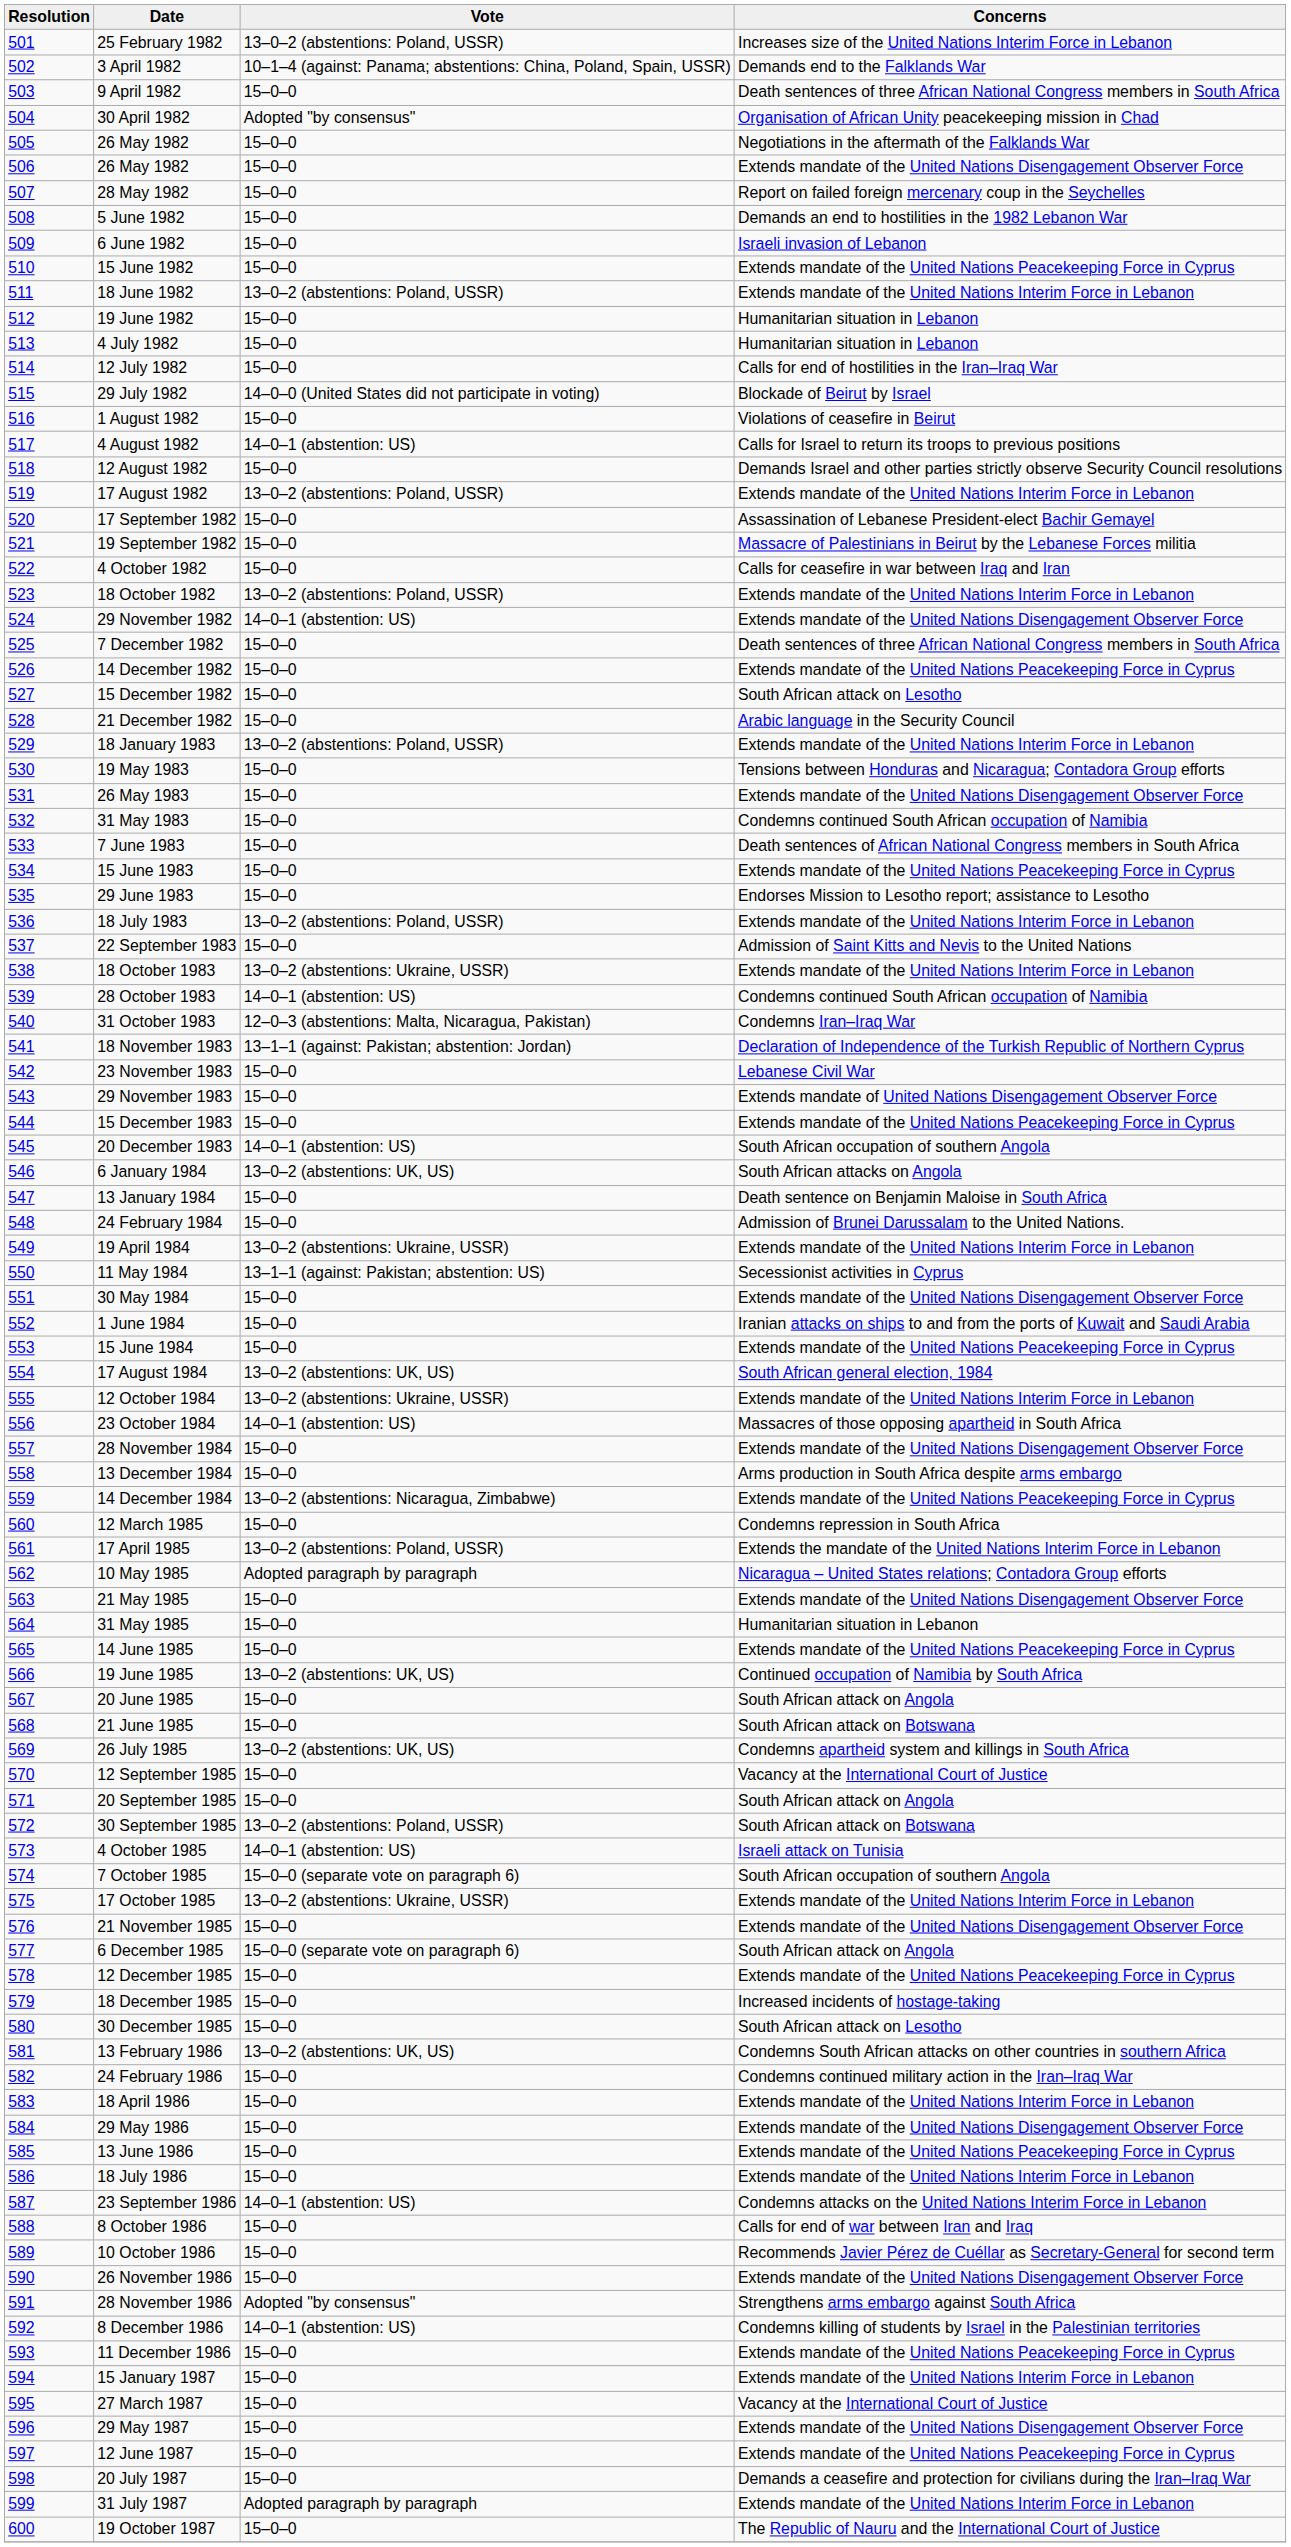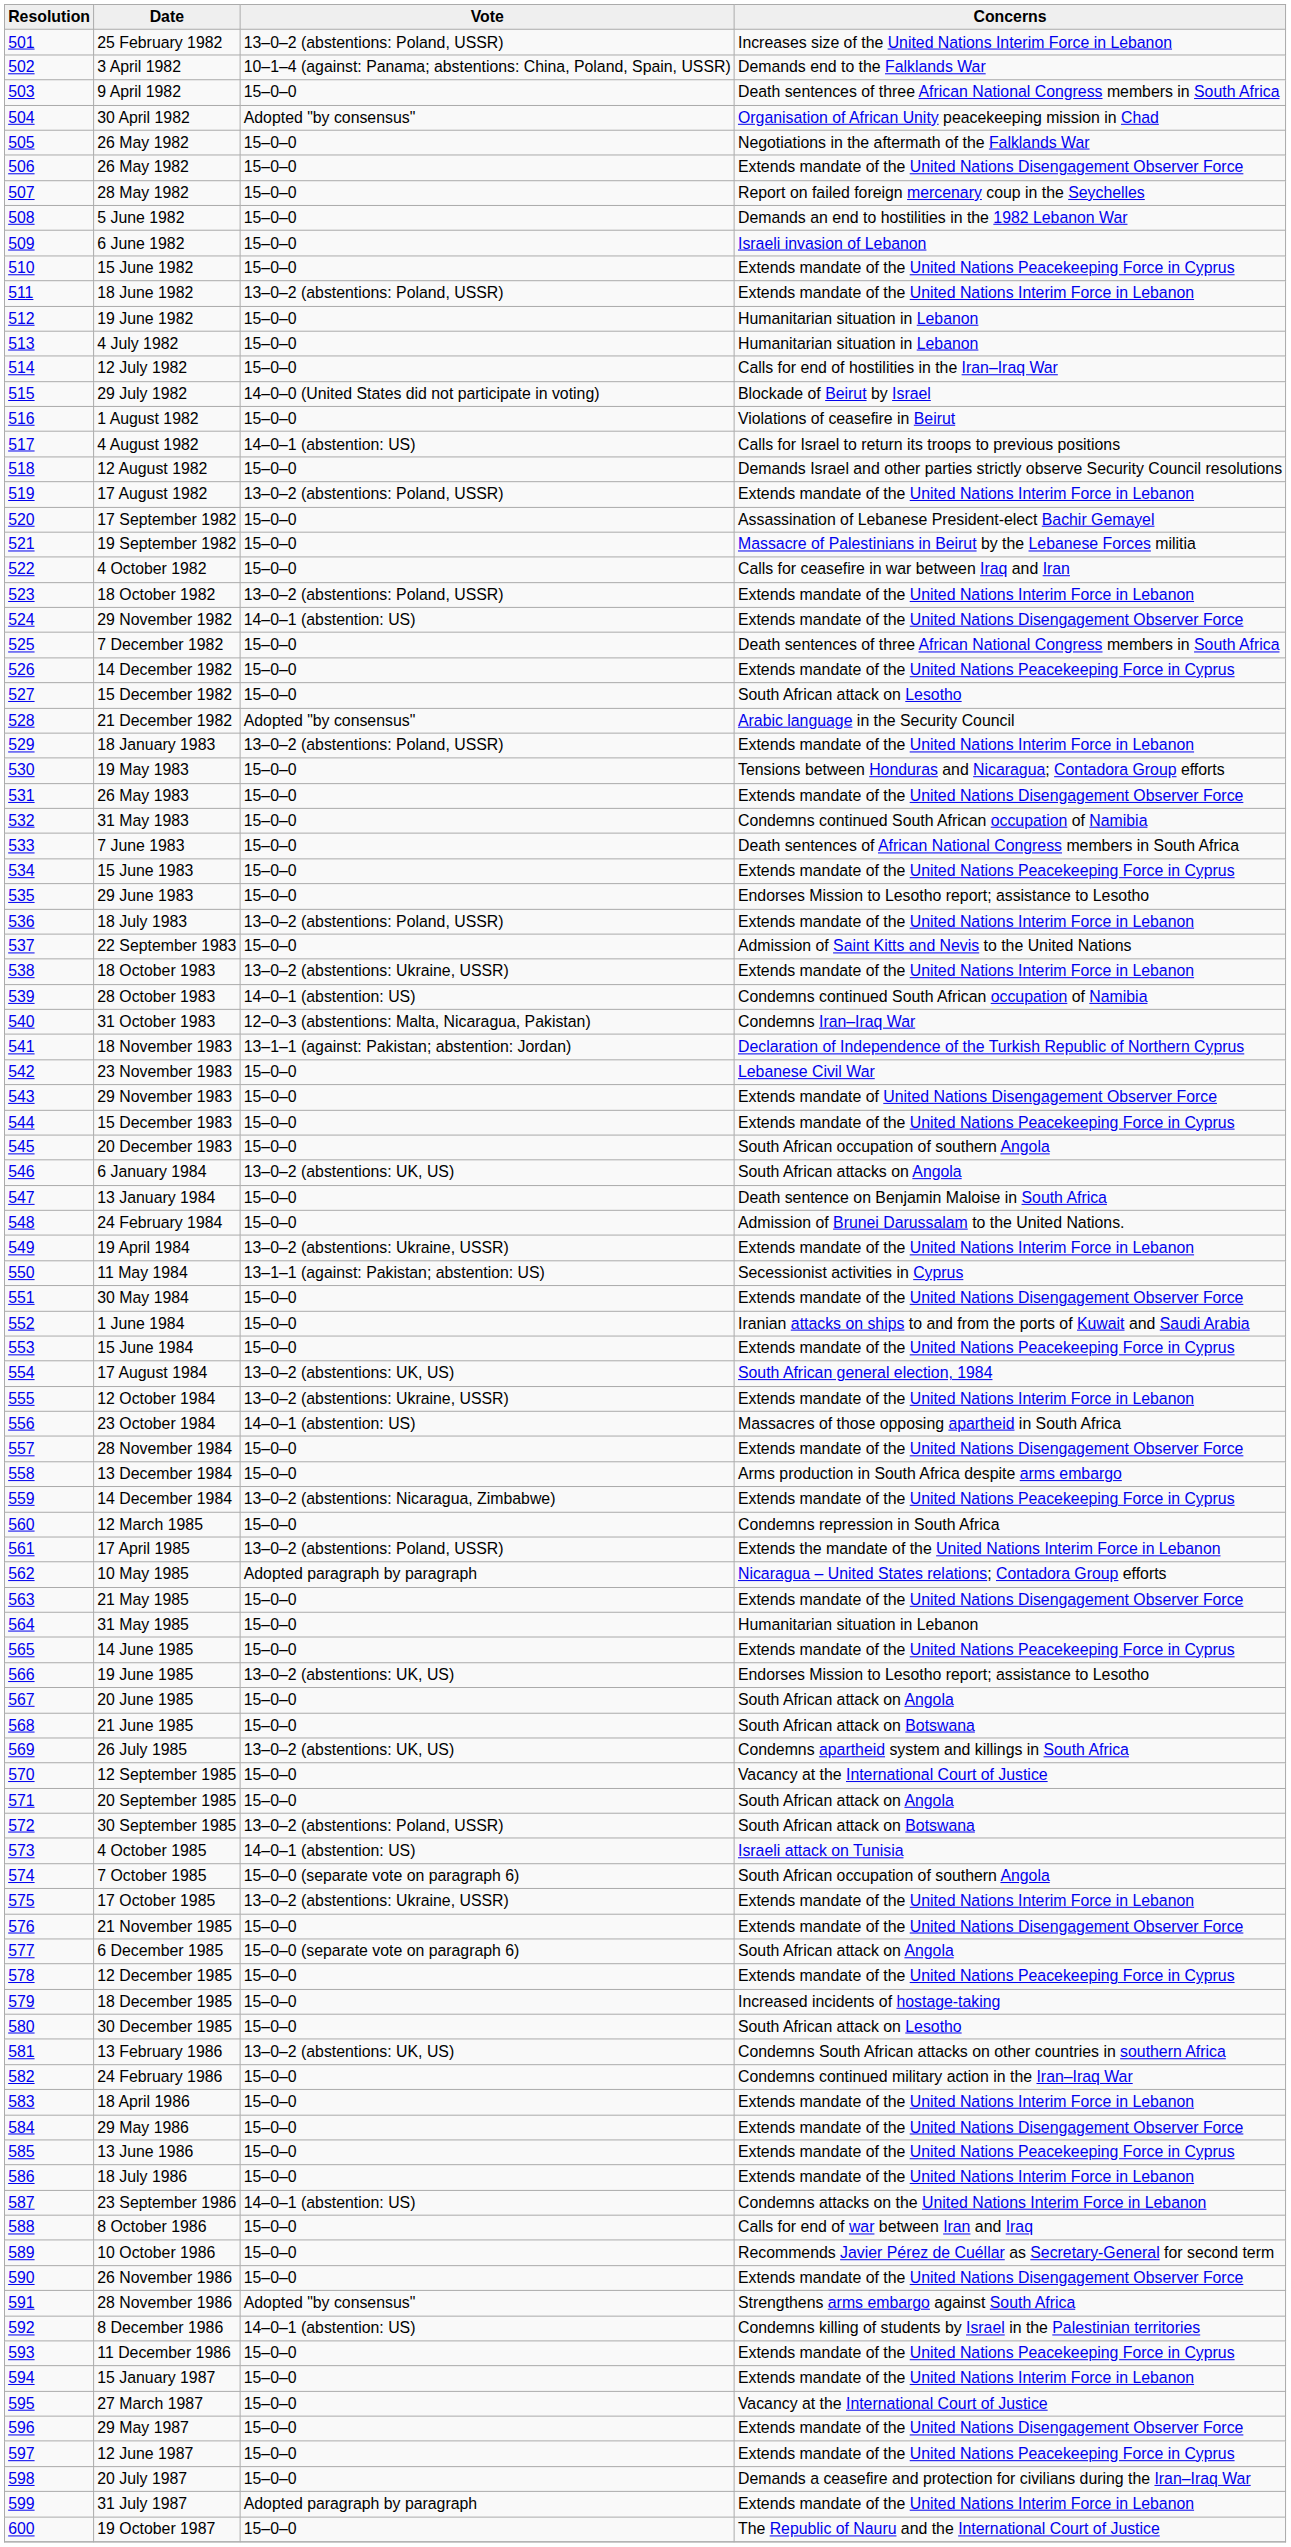(270, 720) 15–0–0 -> (329, 720) Adopted "by consensus"
(330, 1147) 14–0–1 (abstention: US) -> (270, 1147) 15–0–0
(910, 1675) Continued occupation of Namibia by South Africa -> (944, 1675) Endorses Mission to Lesotho report; assistance to Lesotho
